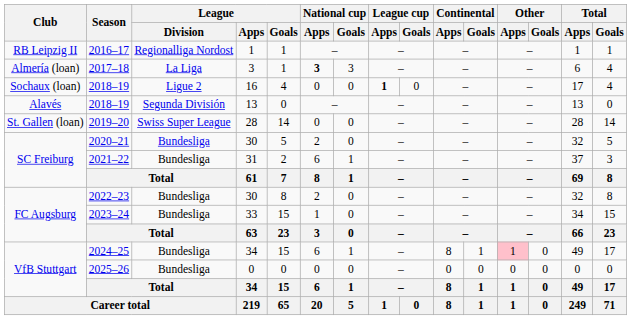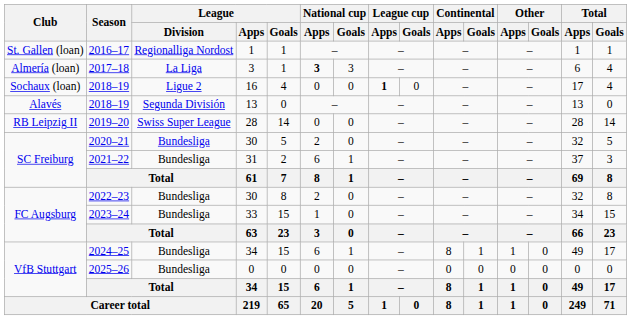(45, 50) RB Leipzig II -> (45, 50) St. Gallen (loan)
(45, 123) St. Gallen (loan) -> (45, 123) RB Leipzig II
(513, 251) pink background -> (513, 251) no background
